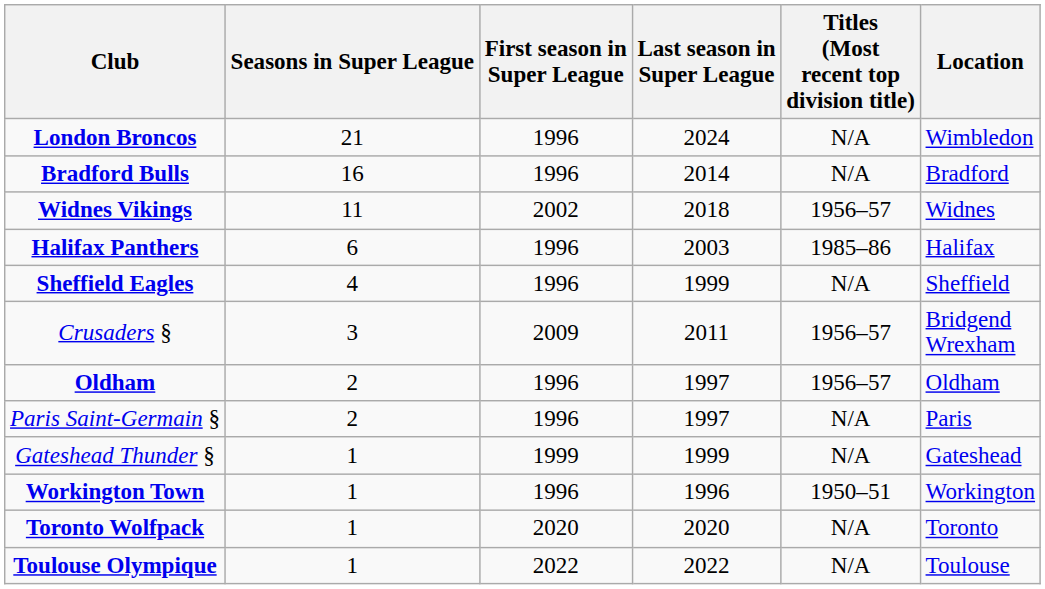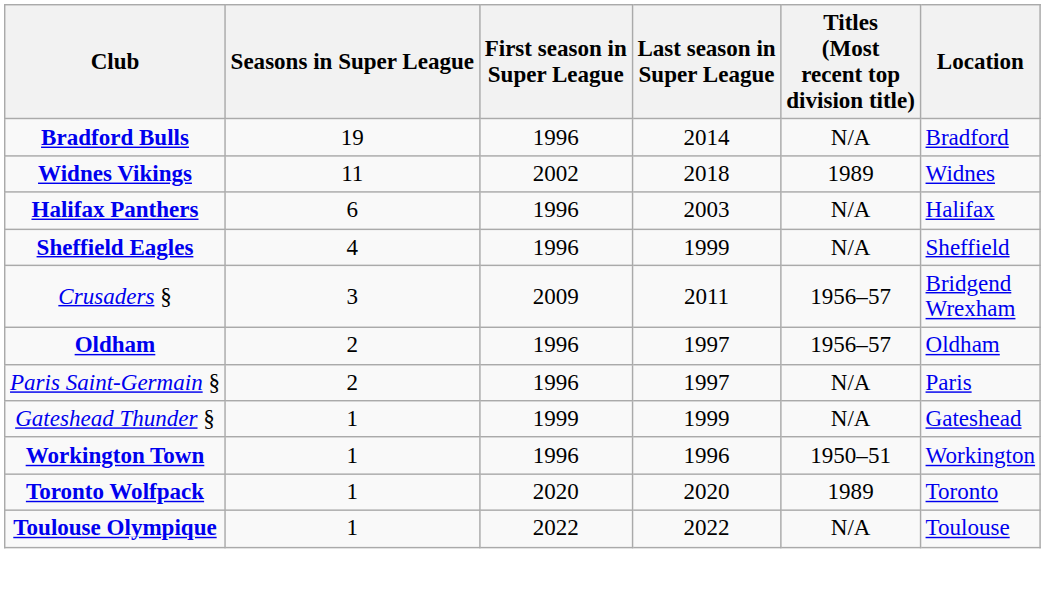- row: (115, 137)
(352, 173) 16 -> (352, 137) 19
(851, 210) 1956–57 -> (851, 173) 1989
(851, 246) 1985–86 -> (851, 210) N/A
(851, 528) N/A -> (851, 491) 1989
